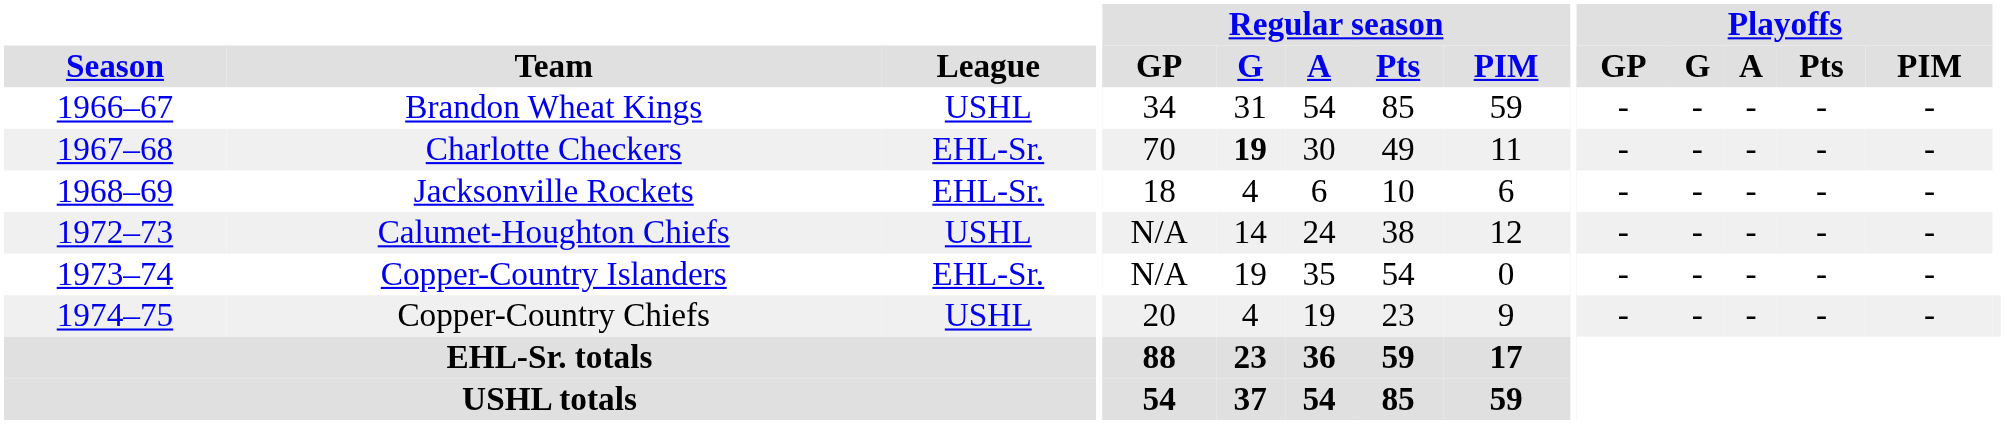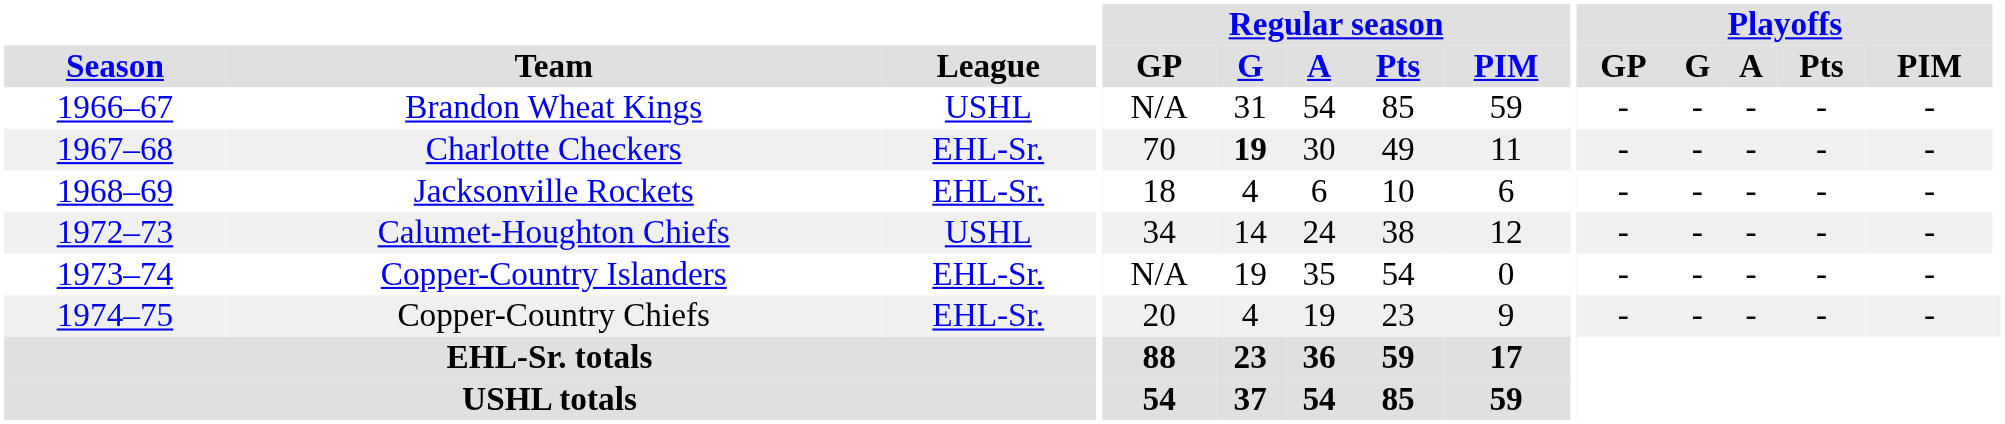(1159, 107) 34 -> (1159, 107) N/A
(1159, 232) N/A -> (1159, 232) 34
(988, 315) USHL -> (988, 315) EHL-Sr.
